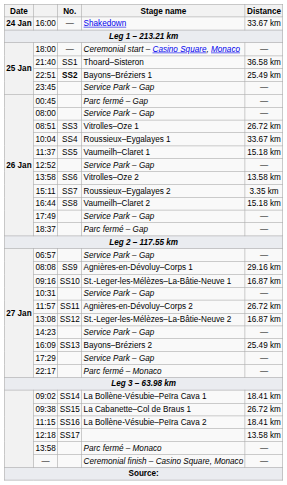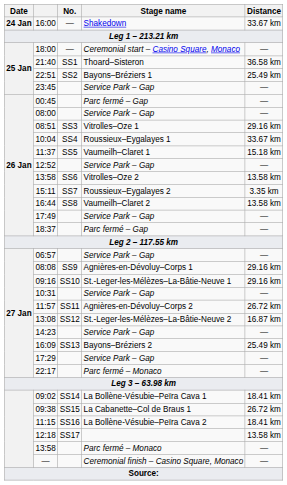(70, 75) bold -> (70, 75) normal
(264, 126) 26.72 km -> (264, 126) 29.16 km
(264, 203) 15.18 km -> (264, 203) 13.58 km
(264, 280) 16.87 km -> (264, 280) 29.16 km
